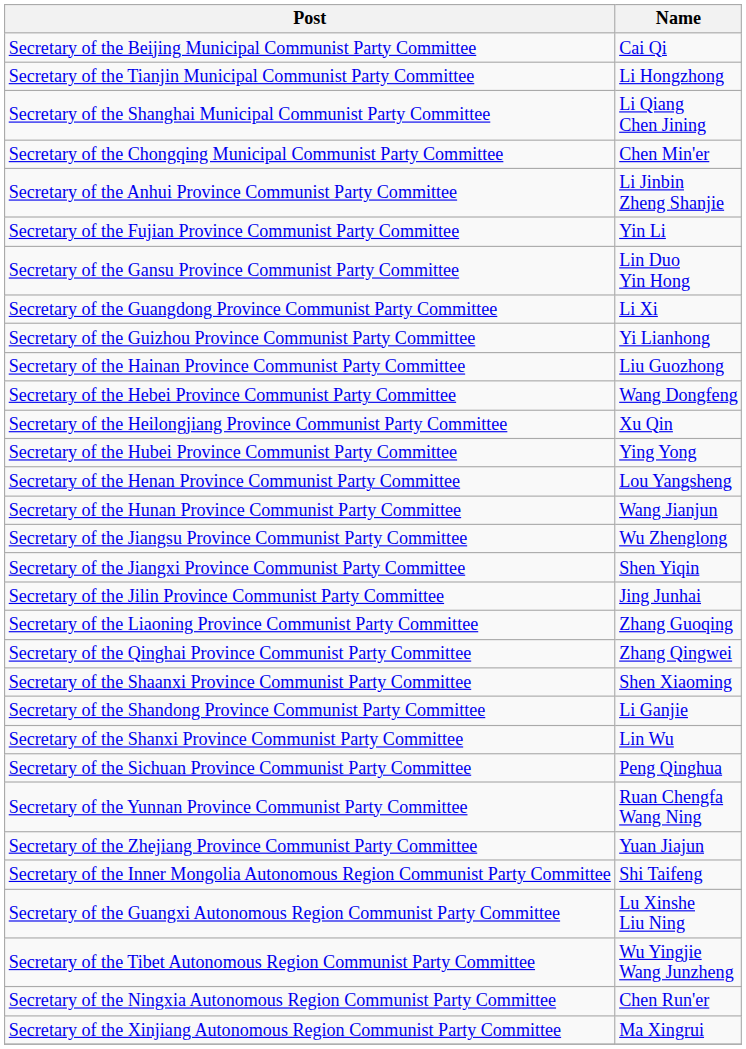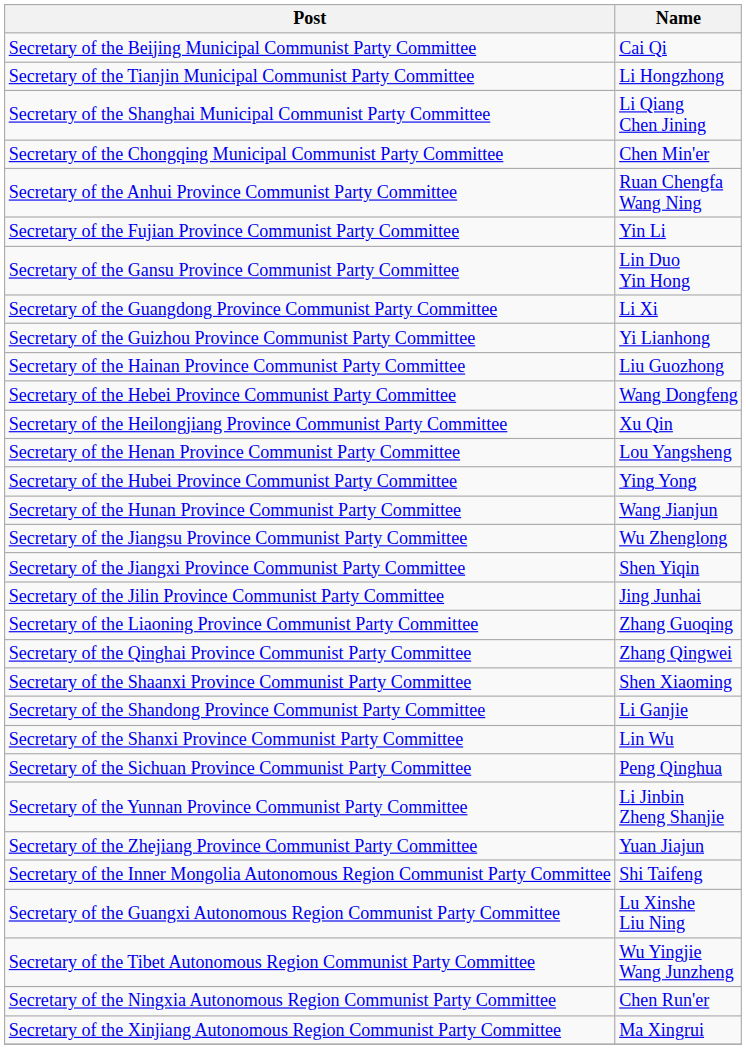(672, 192) Li Jinbin Zheng Shanjie -> (671, 192) Ruan Chengfa Wang Ning
rows swapped: (234, 481) <-> (233, 452)
(671, 806) Ruan Chengfa Wang Ning -> (672, 806) Li Jinbin Zheng Shanjie
